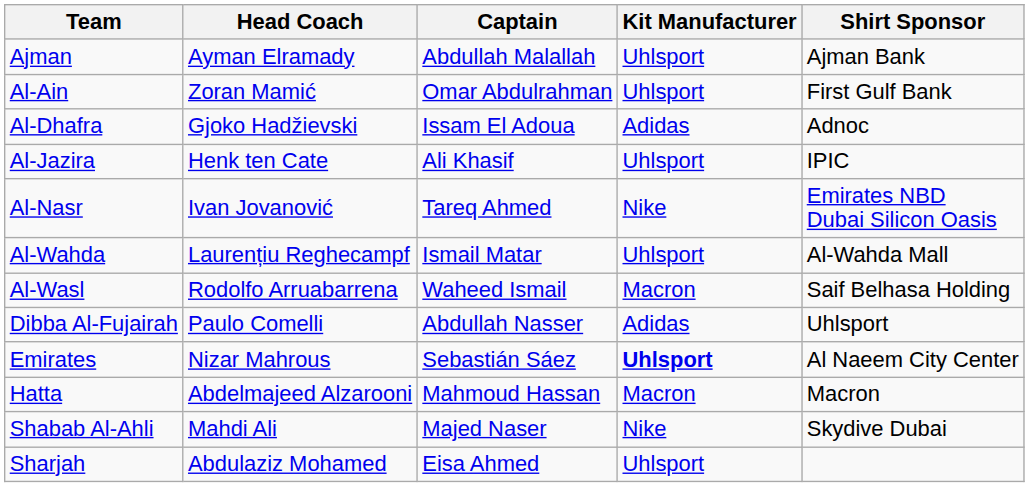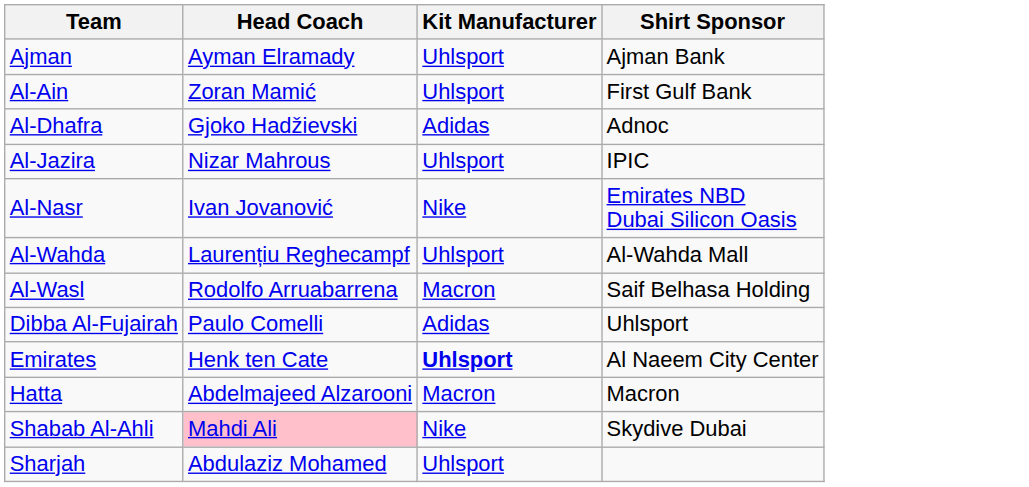- column: (517, 21)
(258, 160) Henk ten Cate -> (259, 160) Nizar Mahrous
(259, 359) Nizar Mahrous -> (258, 359) Henk ten Cate
(232, 428) no background -> (232, 428) pink background
